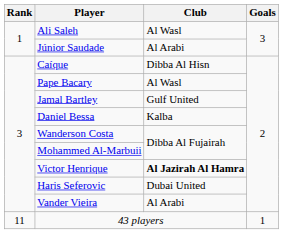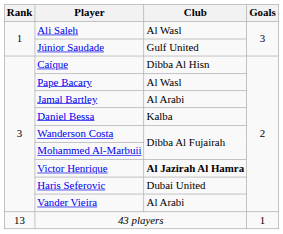(165, 47) Al Arabi -> (173, 47) Gulf United
(173, 99) Gulf United -> (165, 99) Al Arabi
(20, 220) 11 -> (20, 220) 13
